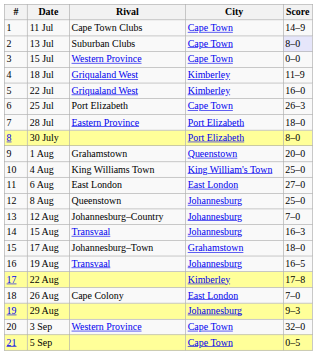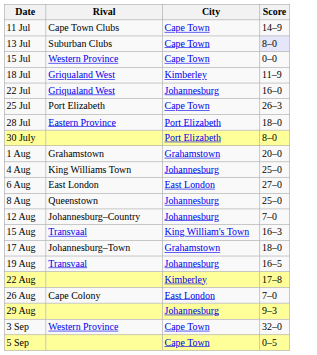- column: (16, 12)
(209, 91) Kimberley -> (192, 91) Johannesburg
(213, 153) Queenstown -> (192, 153) Grahamstown
(230, 169) King William's Town -> (192, 169) Johannesburg
(215, 232) Johannesburg -> (207, 232) King William's Town
